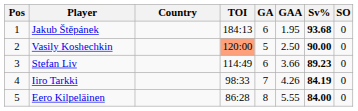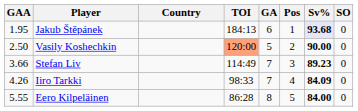columns swapped: (17, 13) <-> (290, 13)
(319, 30) no background -> (319, 30) lavender background
(265, 64) 6 -> (269, 64) 7
(319, 81) 84.19 -> (319, 81) 84.09
